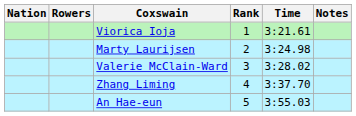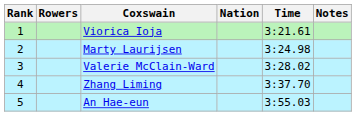columns swapped: (246, 13) <-> (27, 13)
